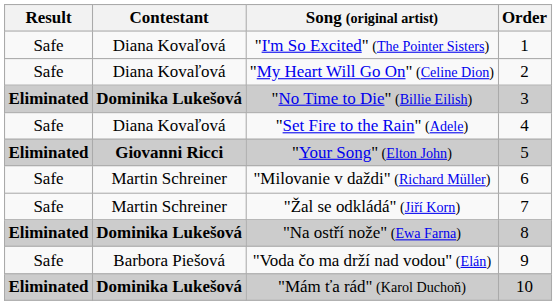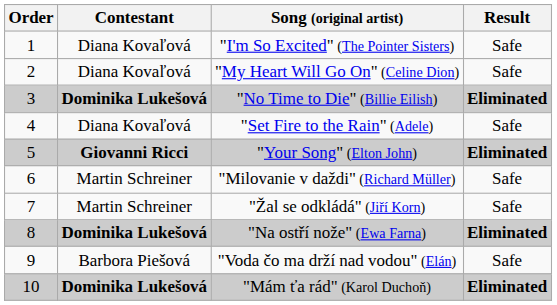columns swapped: (524, 17) <-> (48, 17)
